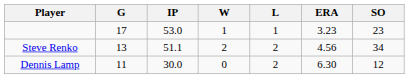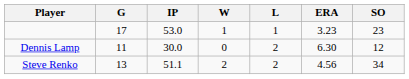rows swapped: (50, 47) <-> (50, 64)
